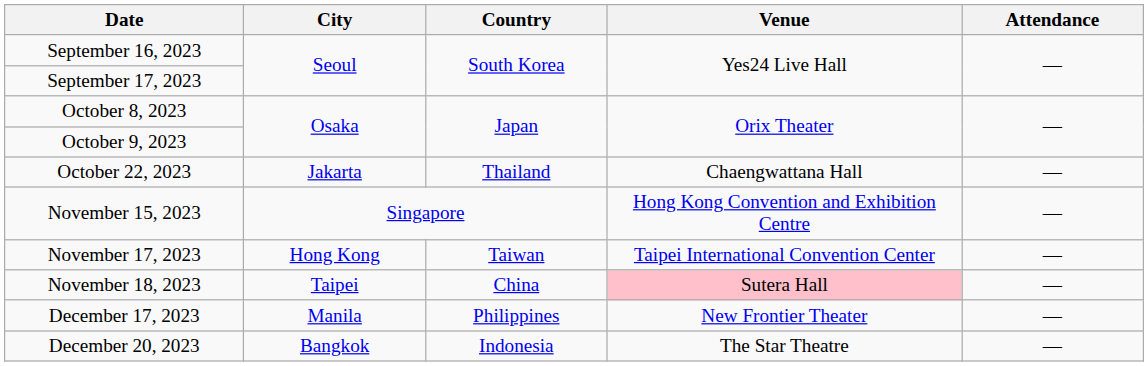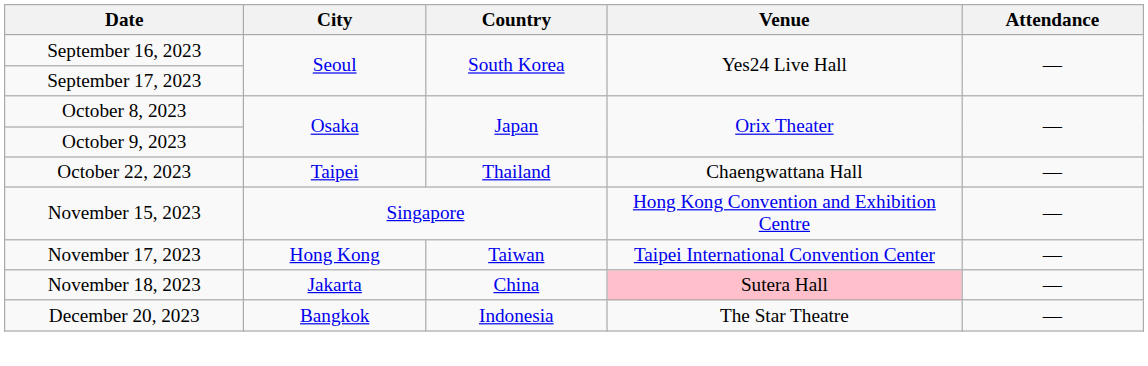(335, 171) Jakarta -> (335, 171) Taipei
(335, 284) Taipei -> (335, 284) Jakarta
- row: (124, 315)
